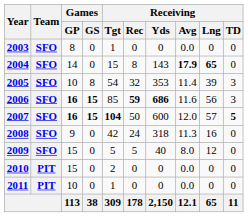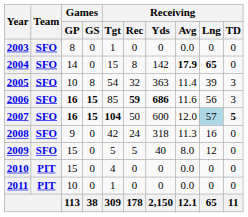(161, 64) 143 -> (161, 64) 142
(161, 82) 353 -> (161, 82) 363
(211, 116) no background -> (211, 116) lightblue background
(113, 168) 2 -> (113, 168) 4
